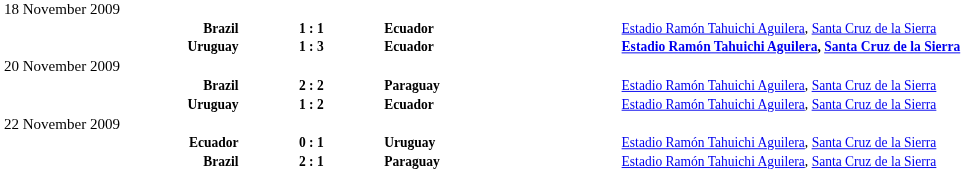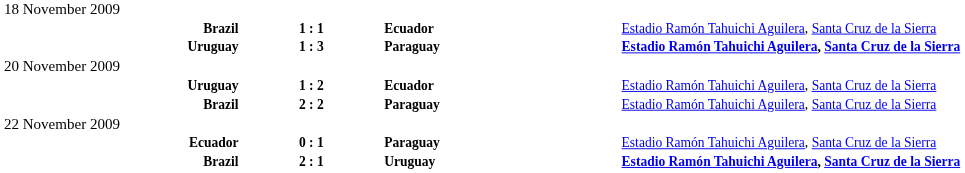(409, 47) Ecuador -> (412, 47) Paraguay
rows swapped: (221, 85) <-> (213, 104)
(410, 143) Uruguay -> (412, 143) Paraguay
(412, 161) Paraguay -> (410, 161) Uruguay
(779, 161) normal -> (791, 161) bold
